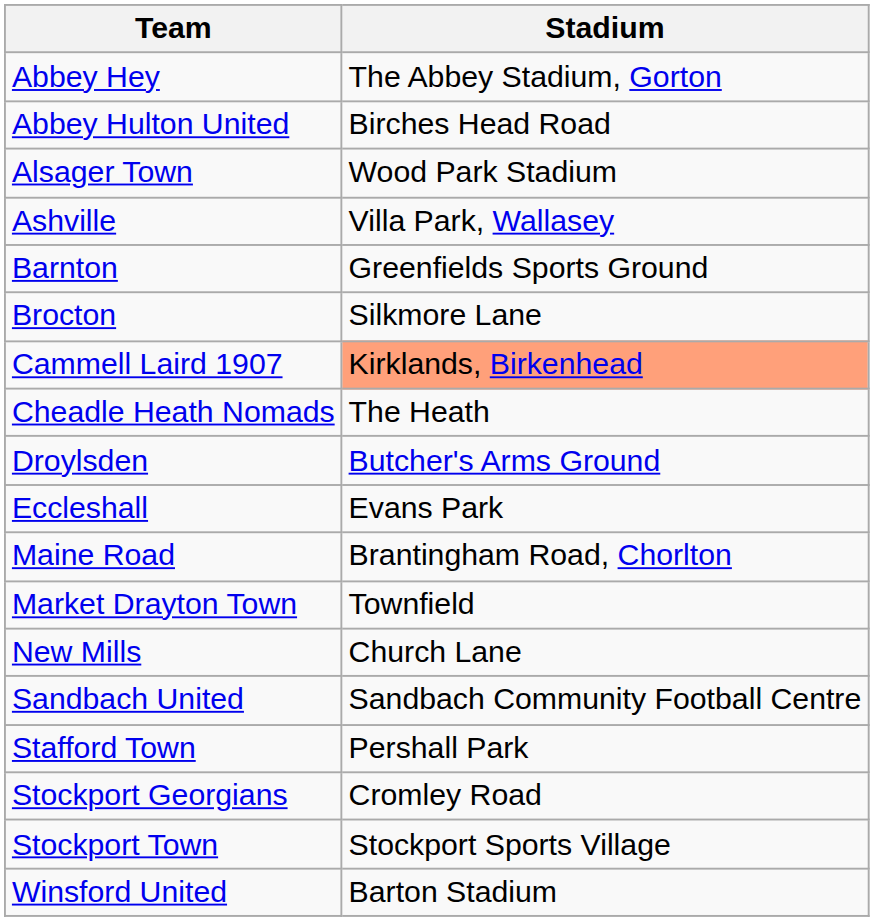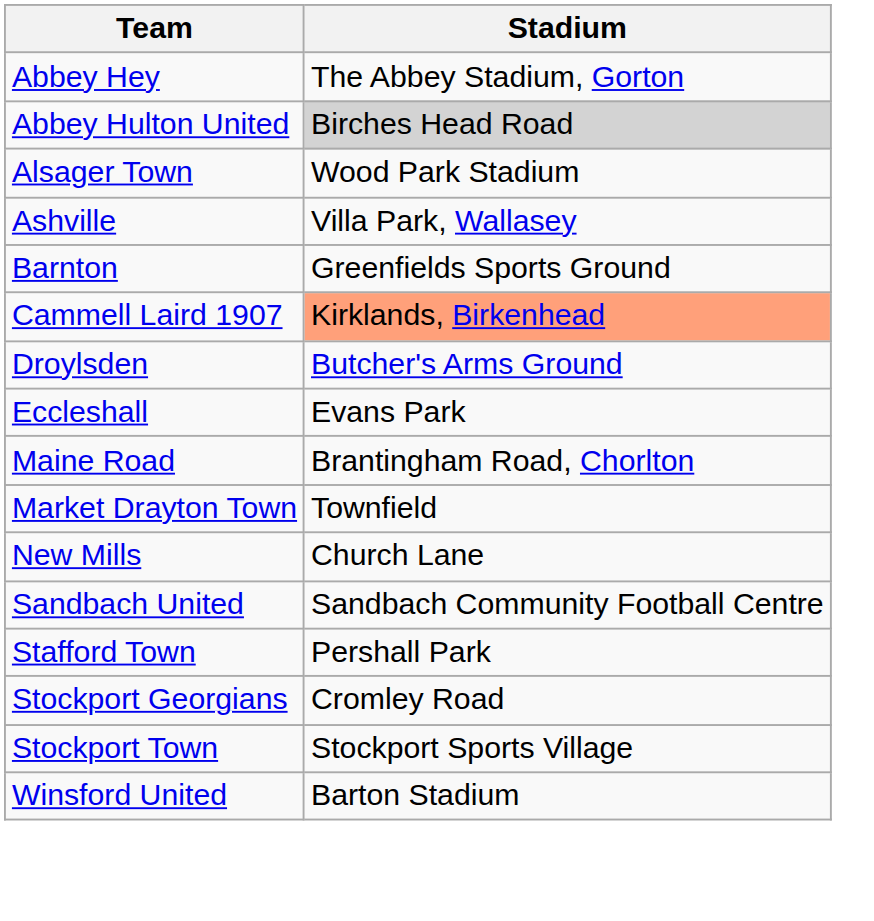(480, 124) no background -> (442, 124) lightgrey background
- row: (64, 316)
- row: (173, 412)
